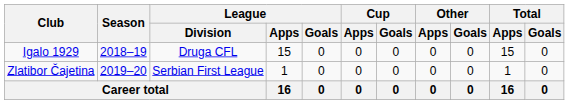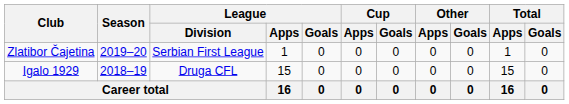rows swapped: (51, 52) <-> (51, 71)
